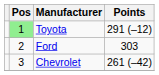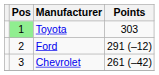(129, 29) 291 (–12) -> (129, 29) 303
(129, 46) 303 -> (129, 46) 291 (–12)
